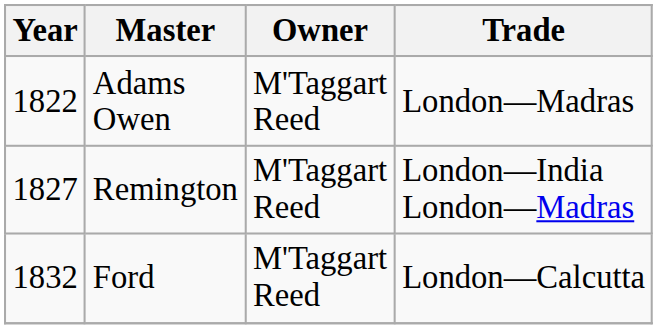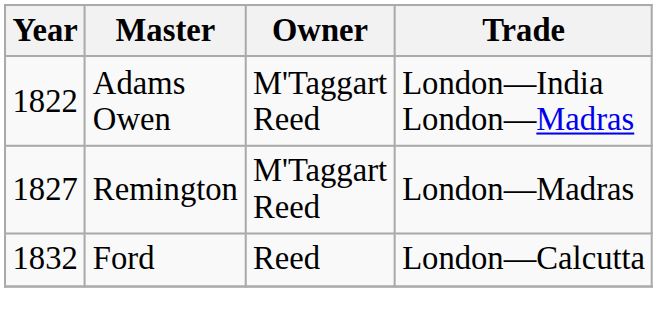(518, 100) London—Madras -> (518, 100) London—India London—Madras
(518, 188) London—India London—Madras -> (518, 188) London—Madras
(320, 277) M'Taggart Reed -> (287, 259) Reed
